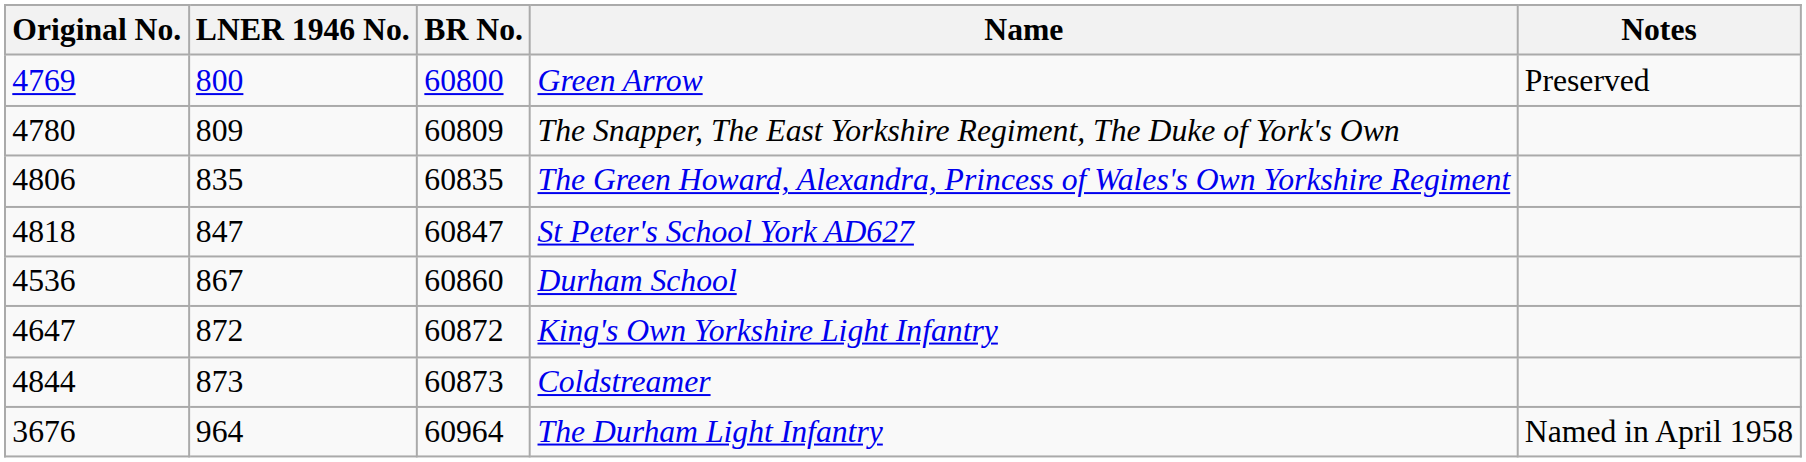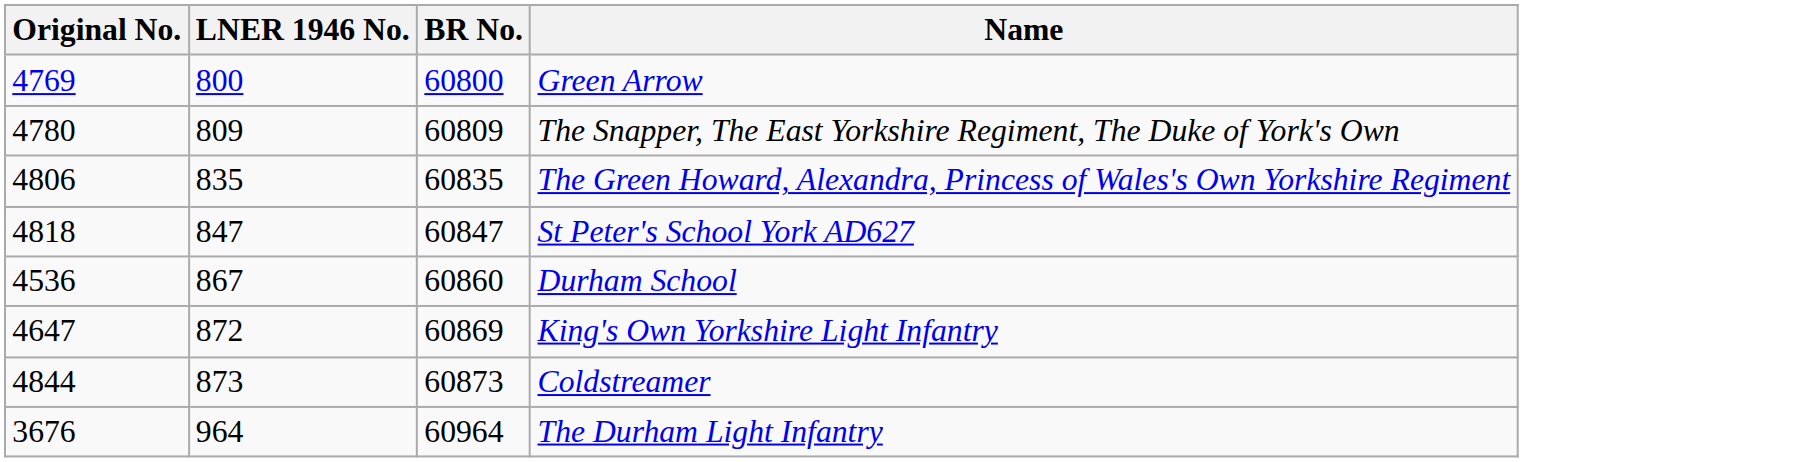- column: (1659, 29)
(464, 331) 60872 -> (464, 331) 60869
